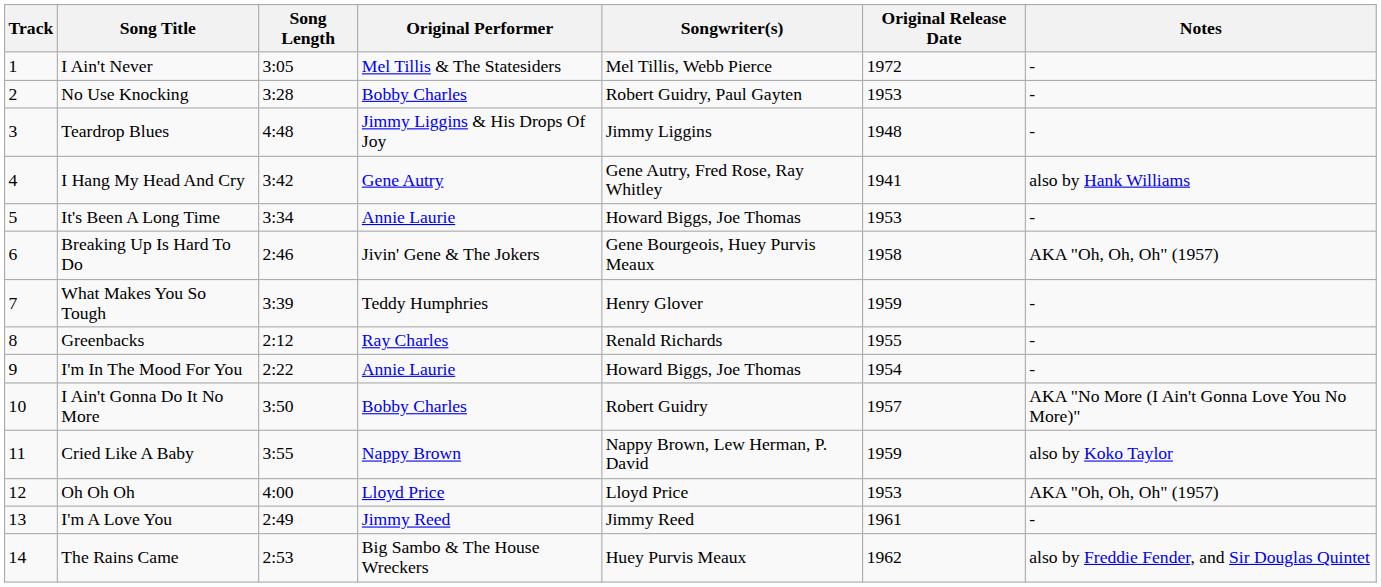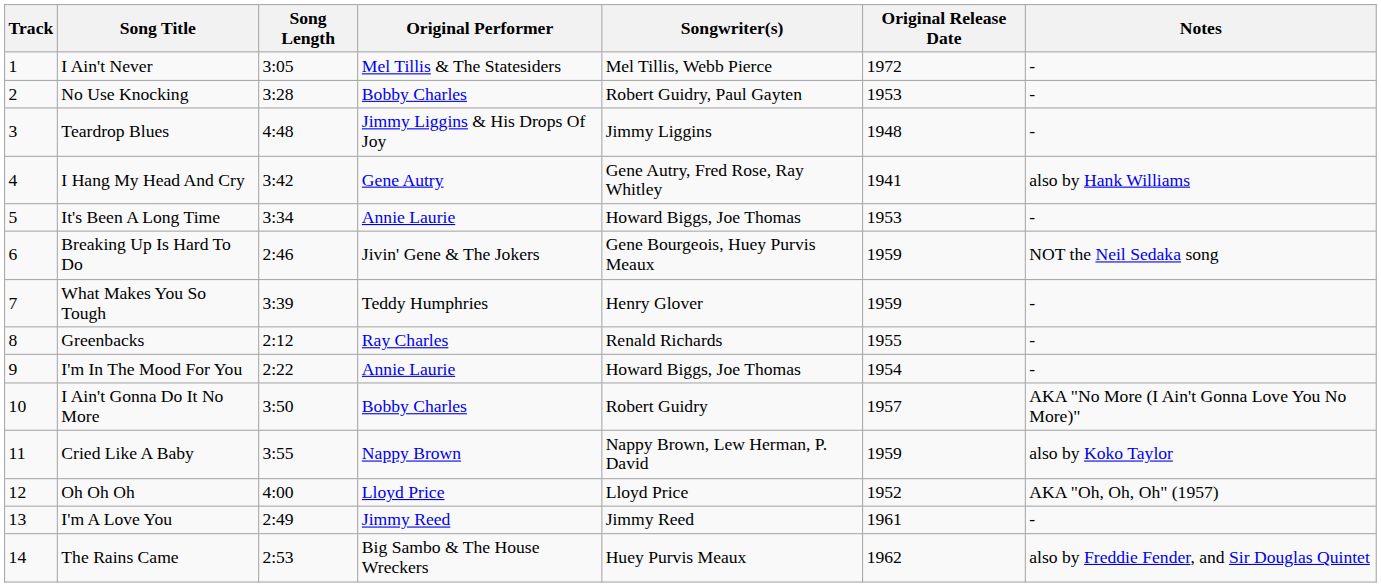(884, 255) 1958 -> (884, 255) 1959
(1124, 255) AKA "Oh, Oh, Oh" (1957) -> (1124, 255) NOT the Neil Sedaka song
(884, 492) 1953 -> (884, 492) 1952
